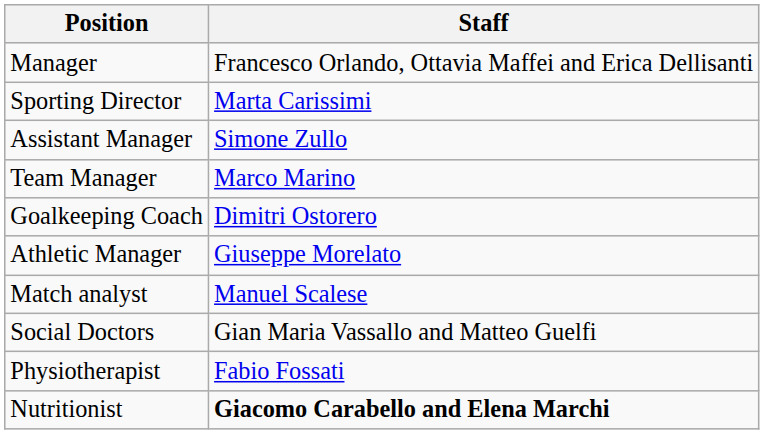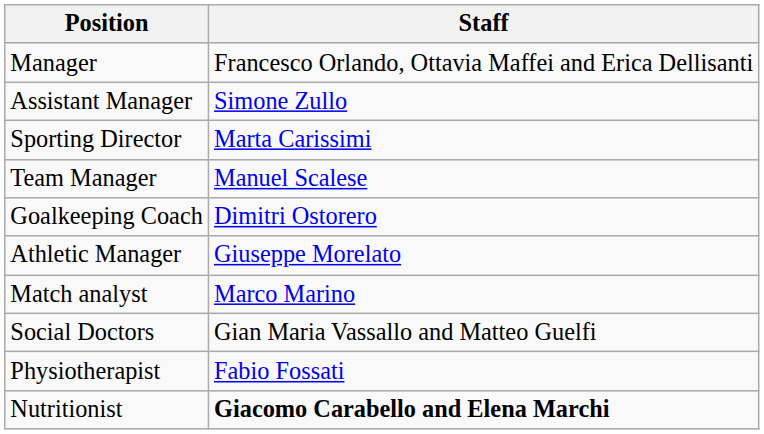rows swapped: (101, 139) <-> (96, 100)
(285, 178) Marco Marino -> (291, 178) Manuel Scalese
(291, 293) Manuel Scalese -> (285, 293) Marco Marino
